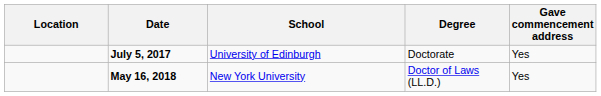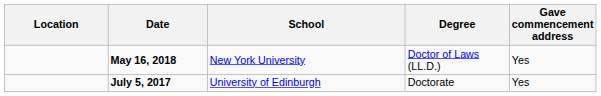rows swapped: (141, 54) <-> (143, 77)
